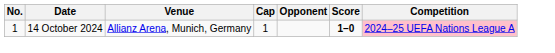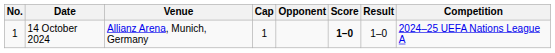+ column: (379, 12)
(440, 28) pink background -> (469, 34) no background
